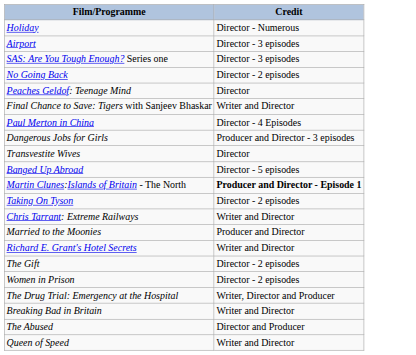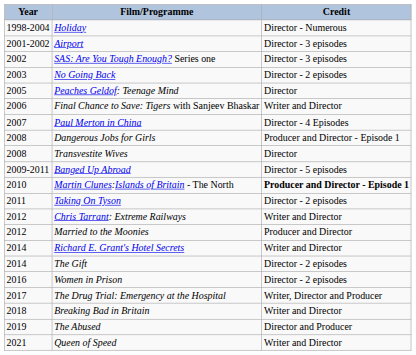+ column: (28, 12)
(285, 138) Producer and Director - 3 episodes -> (332, 138) Producer and Director - Episode 1
